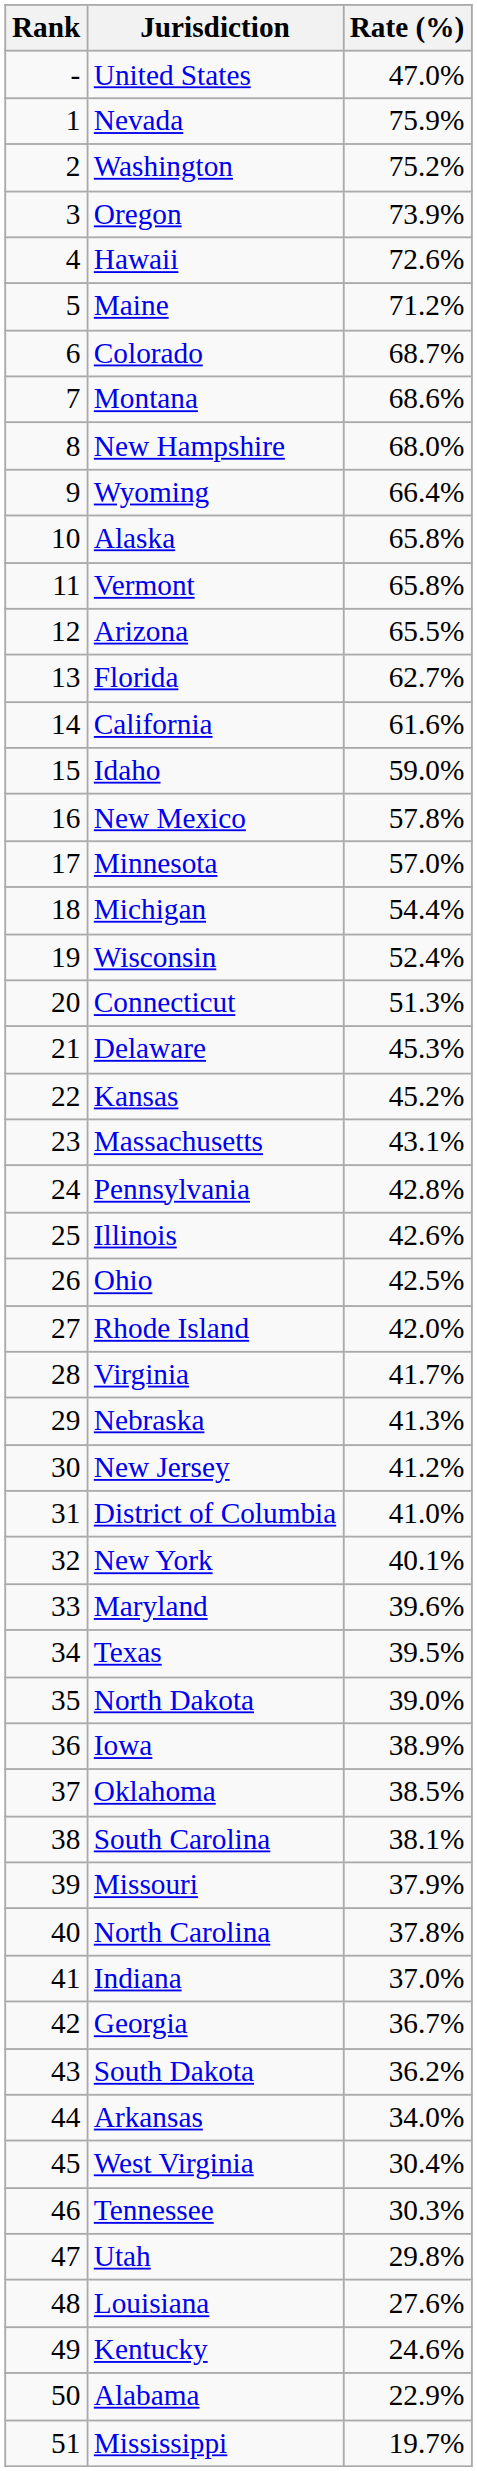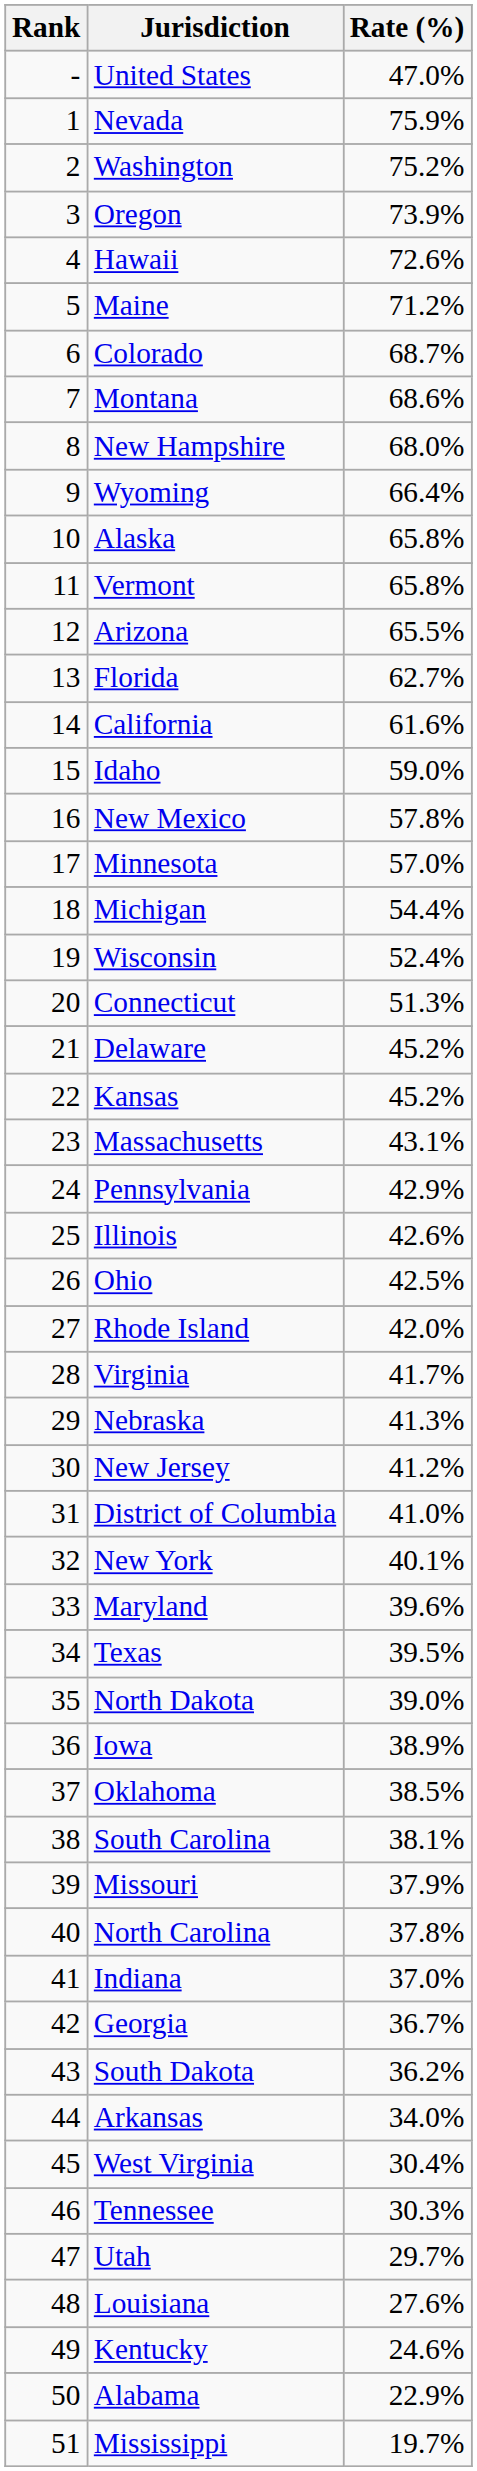(427, 1049) 45.3% -> (427, 1049) 45.2%
(427, 1188) 42.8% -> (427, 1188) 42.9%
(427, 2256) 29.8% -> (427, 2256) 29.7%
